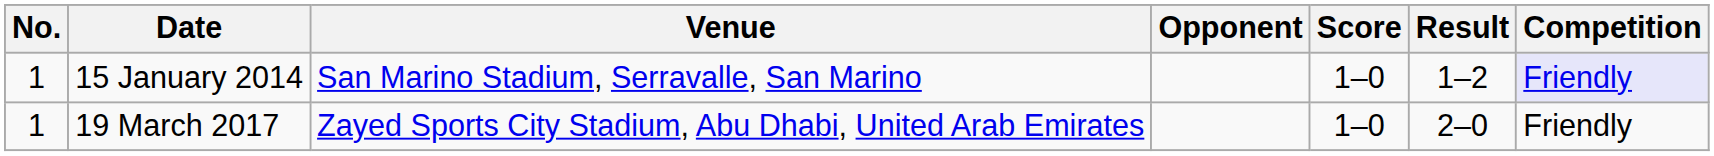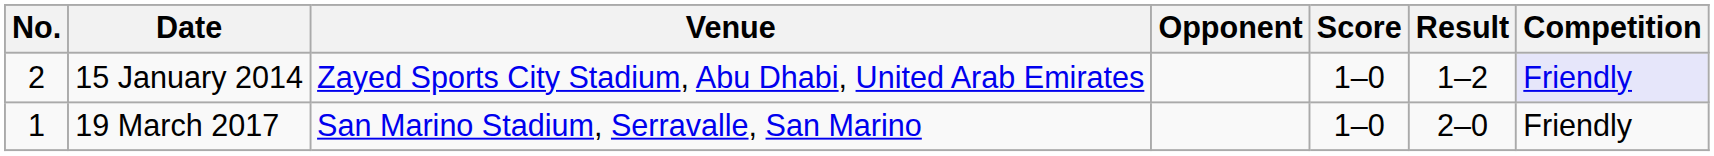(37, 77) 1 -> (37, 77) 2
(619, 77) San Marino Stadium, Serravalle, San Marino -> (731, 77) Zayed Sports City Stadium, Abu Dhabi, United Arab Emirates
(731, 125) Zayed Sports City Stadium, Abu Dhabi, United Arab Emirates -> (619, 125) San Marino Stadium, Serravalle, San Marino
